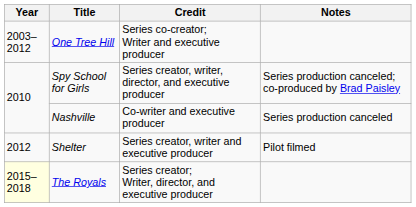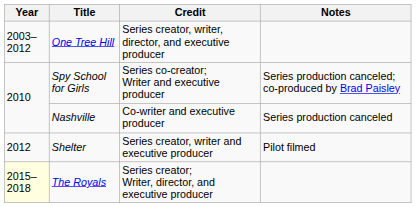(171, 42) Series co-creator; Writer and executive producer -> (176, 42) Series creator, writer, director, and executive producer
(176, 83) Series creator, writer, director, and executive producer -> (171, 83) Series co-creator; Writer and executive producer
